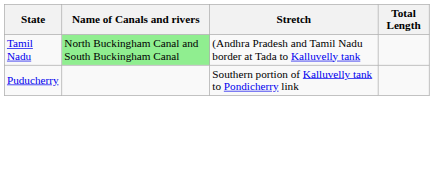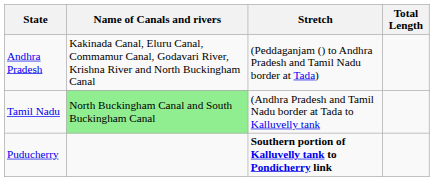+ row: (25, 62)
(292, 80) normal -> (298, 154) bold
